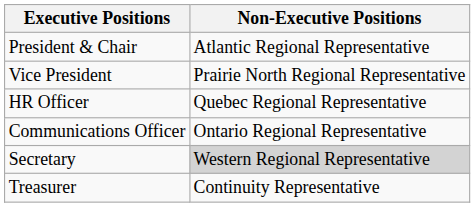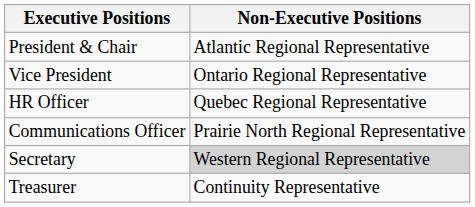(329, 74) Prairie North Regional Representative -> (310, 74) Ontario Regional Representative
(310, 131) Ontario Regional Representative -> (329, 131) Prairie North Regional Representative
